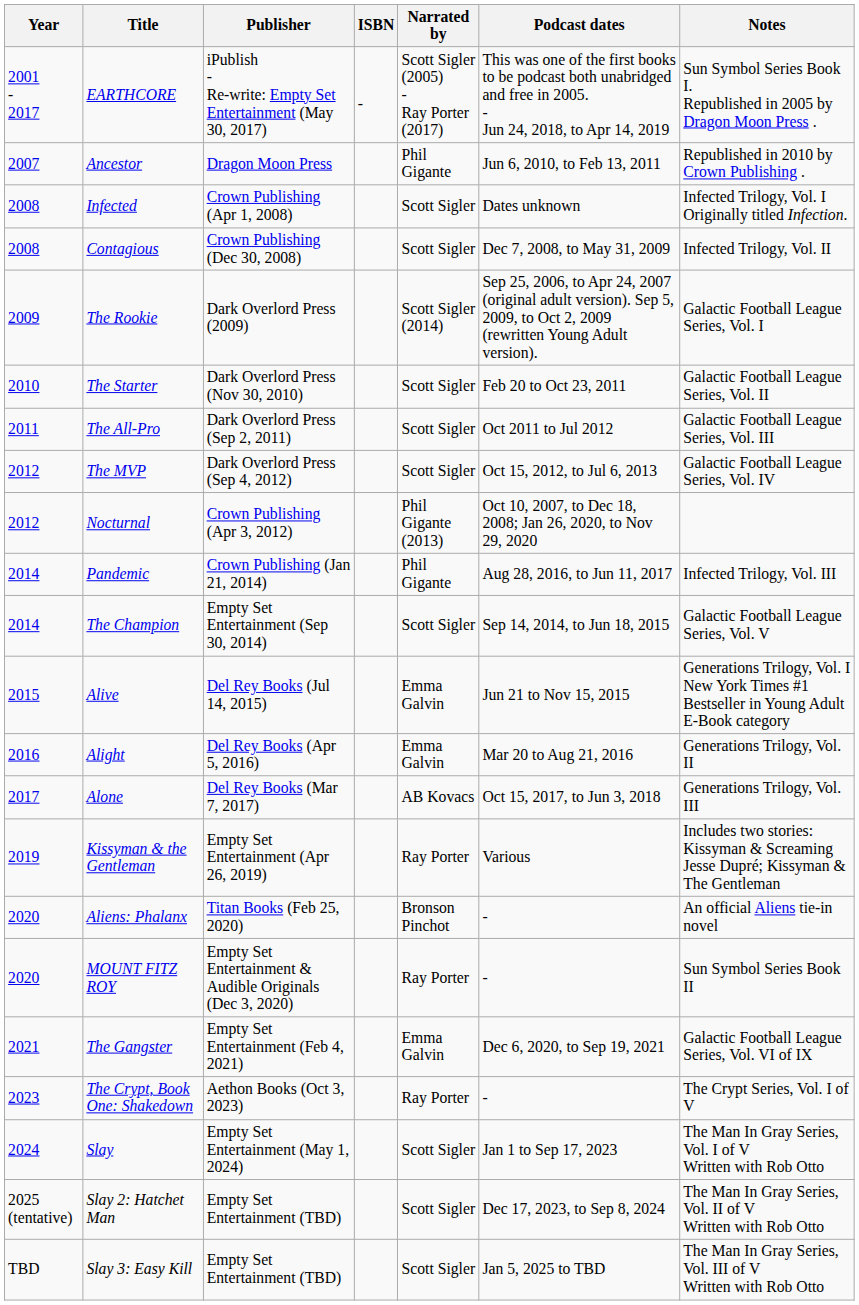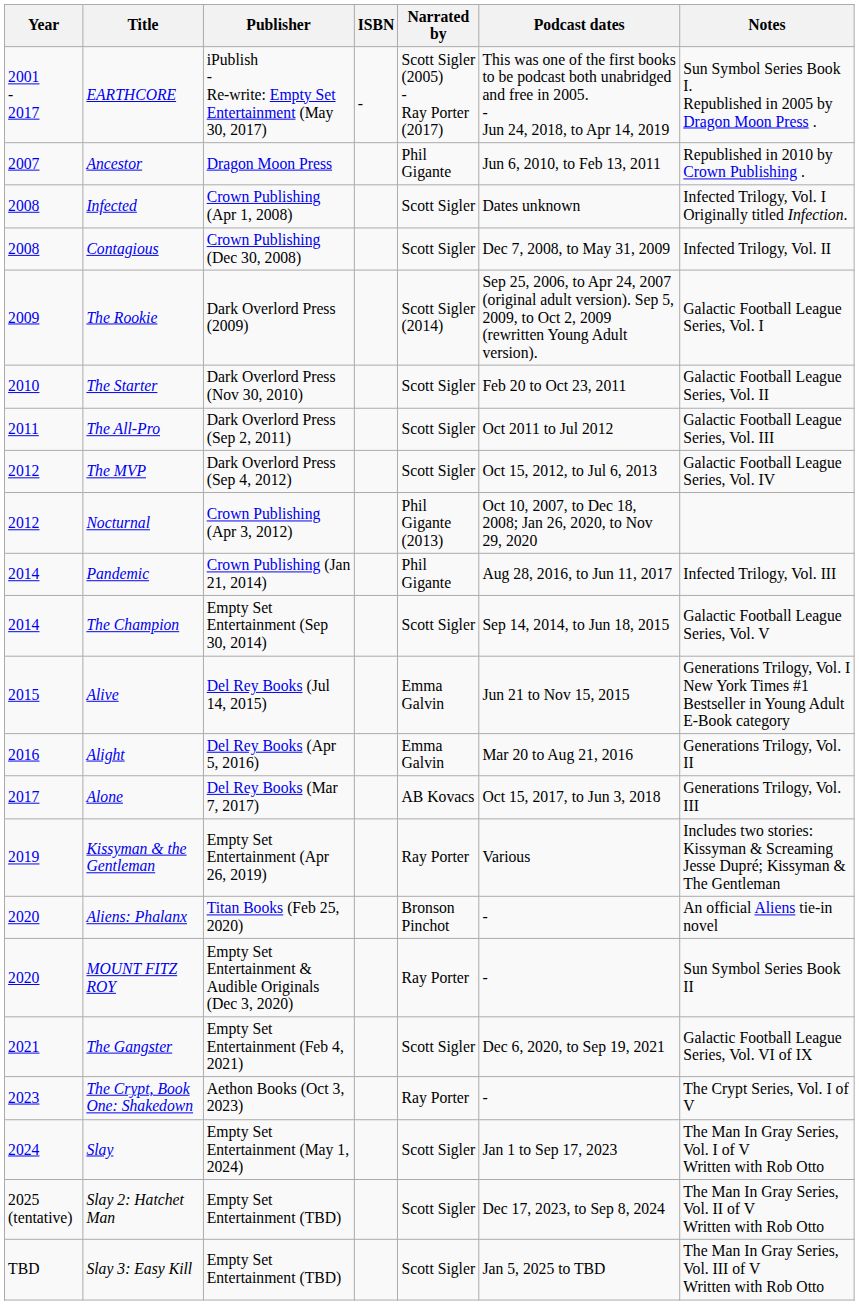(423, 1046) Emma Galvin -> (438, 1046) Scott Sigler
